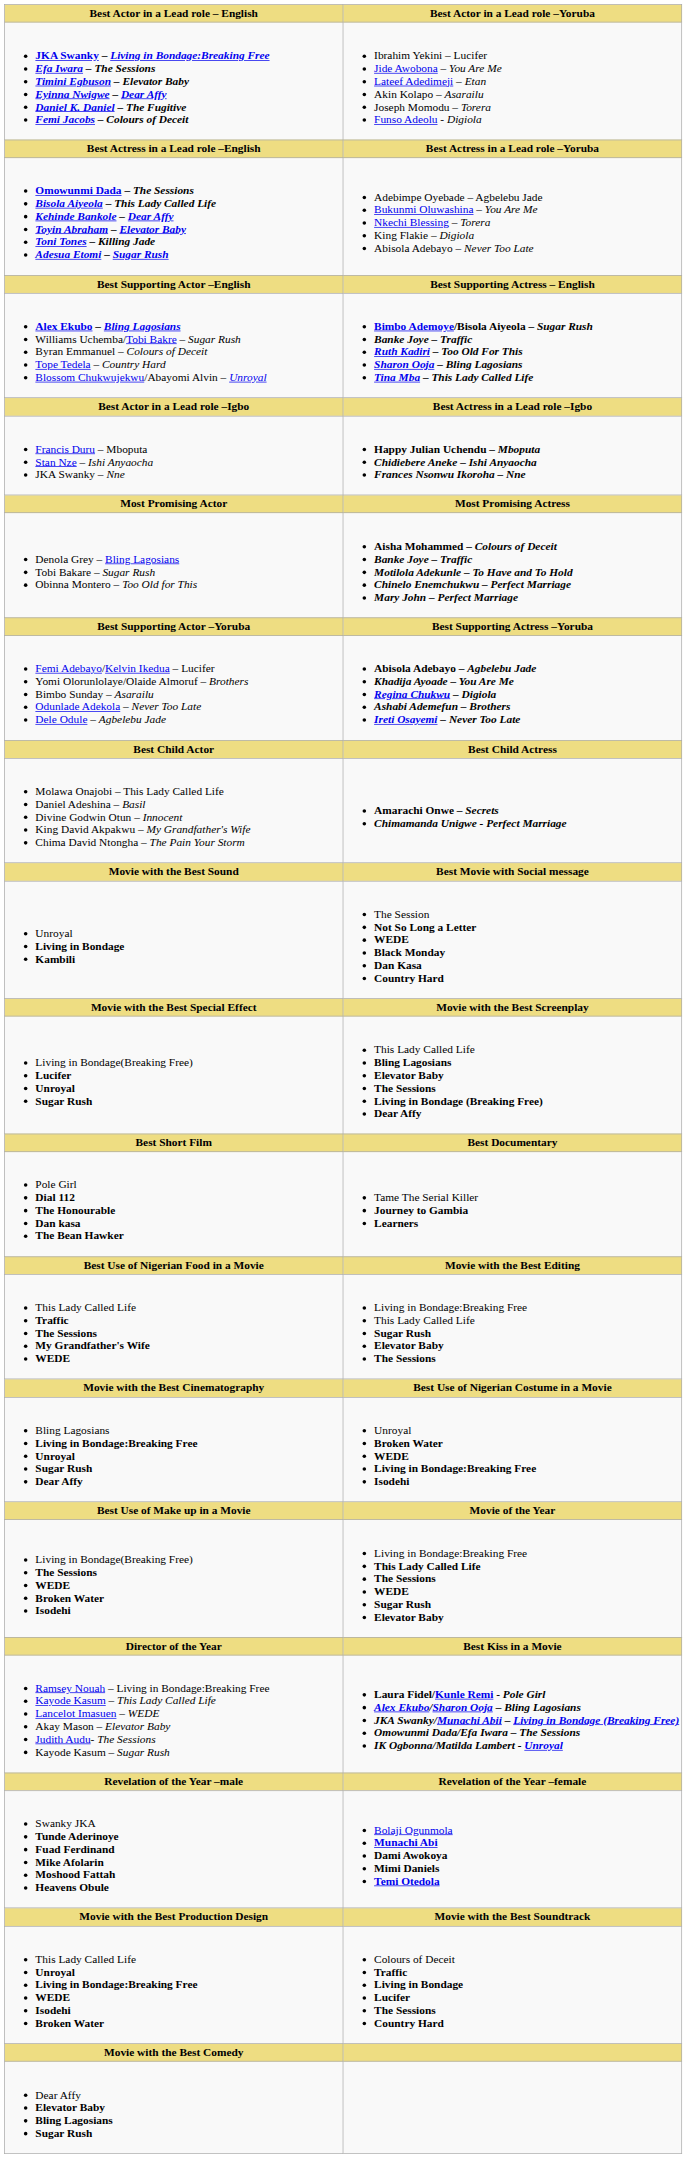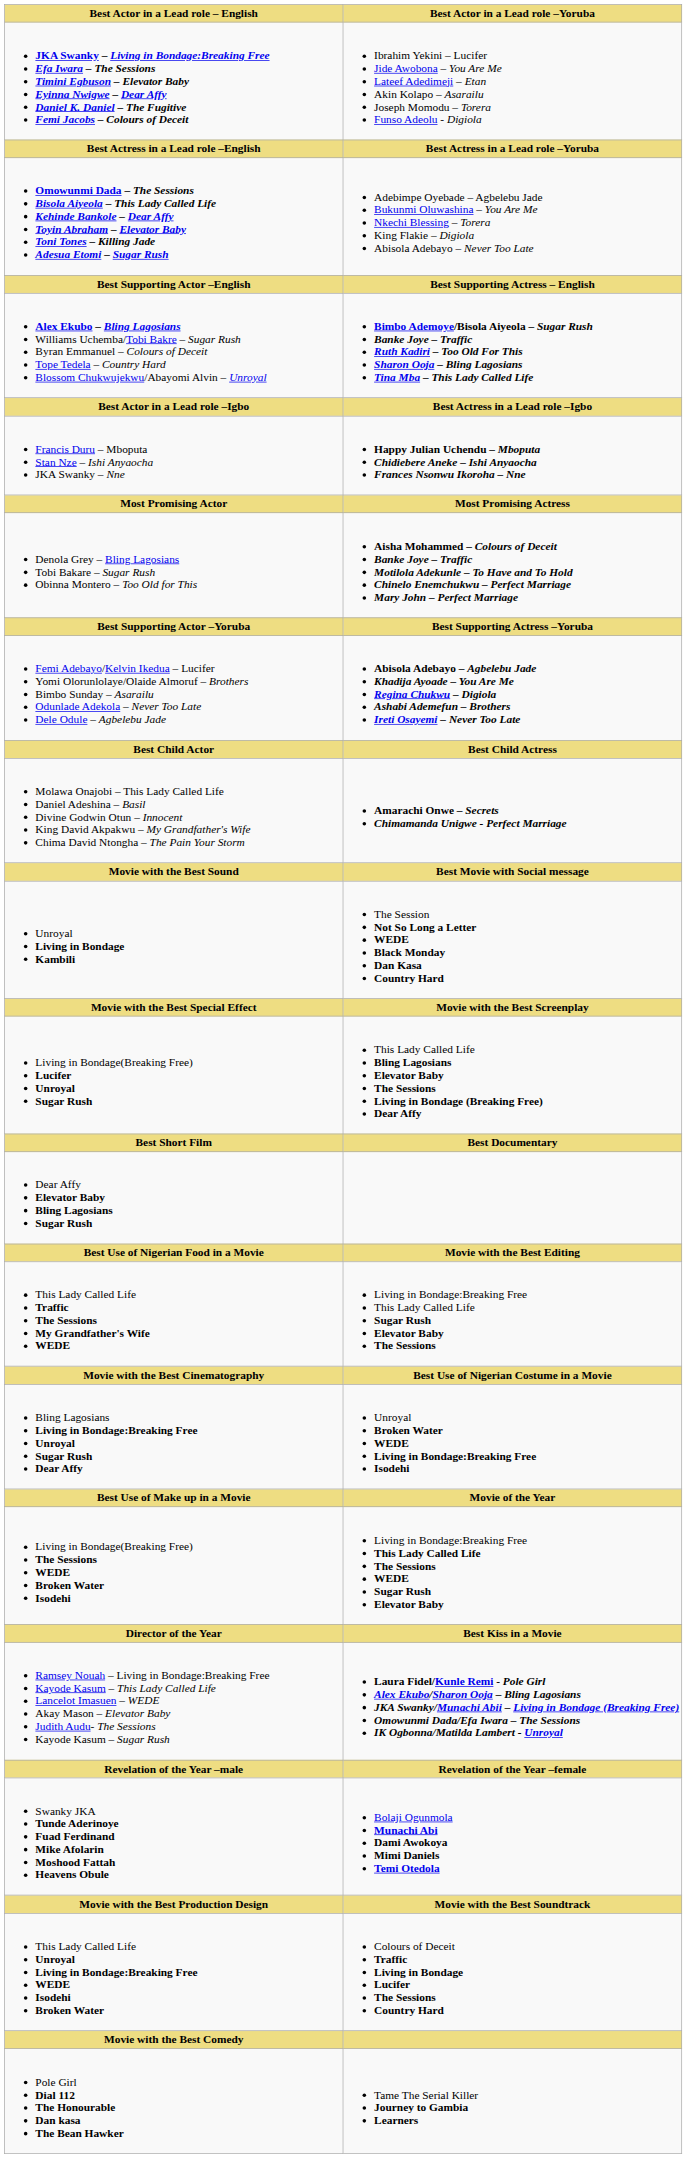rows swapped: (174, 1211) <-> (174, 2114)
